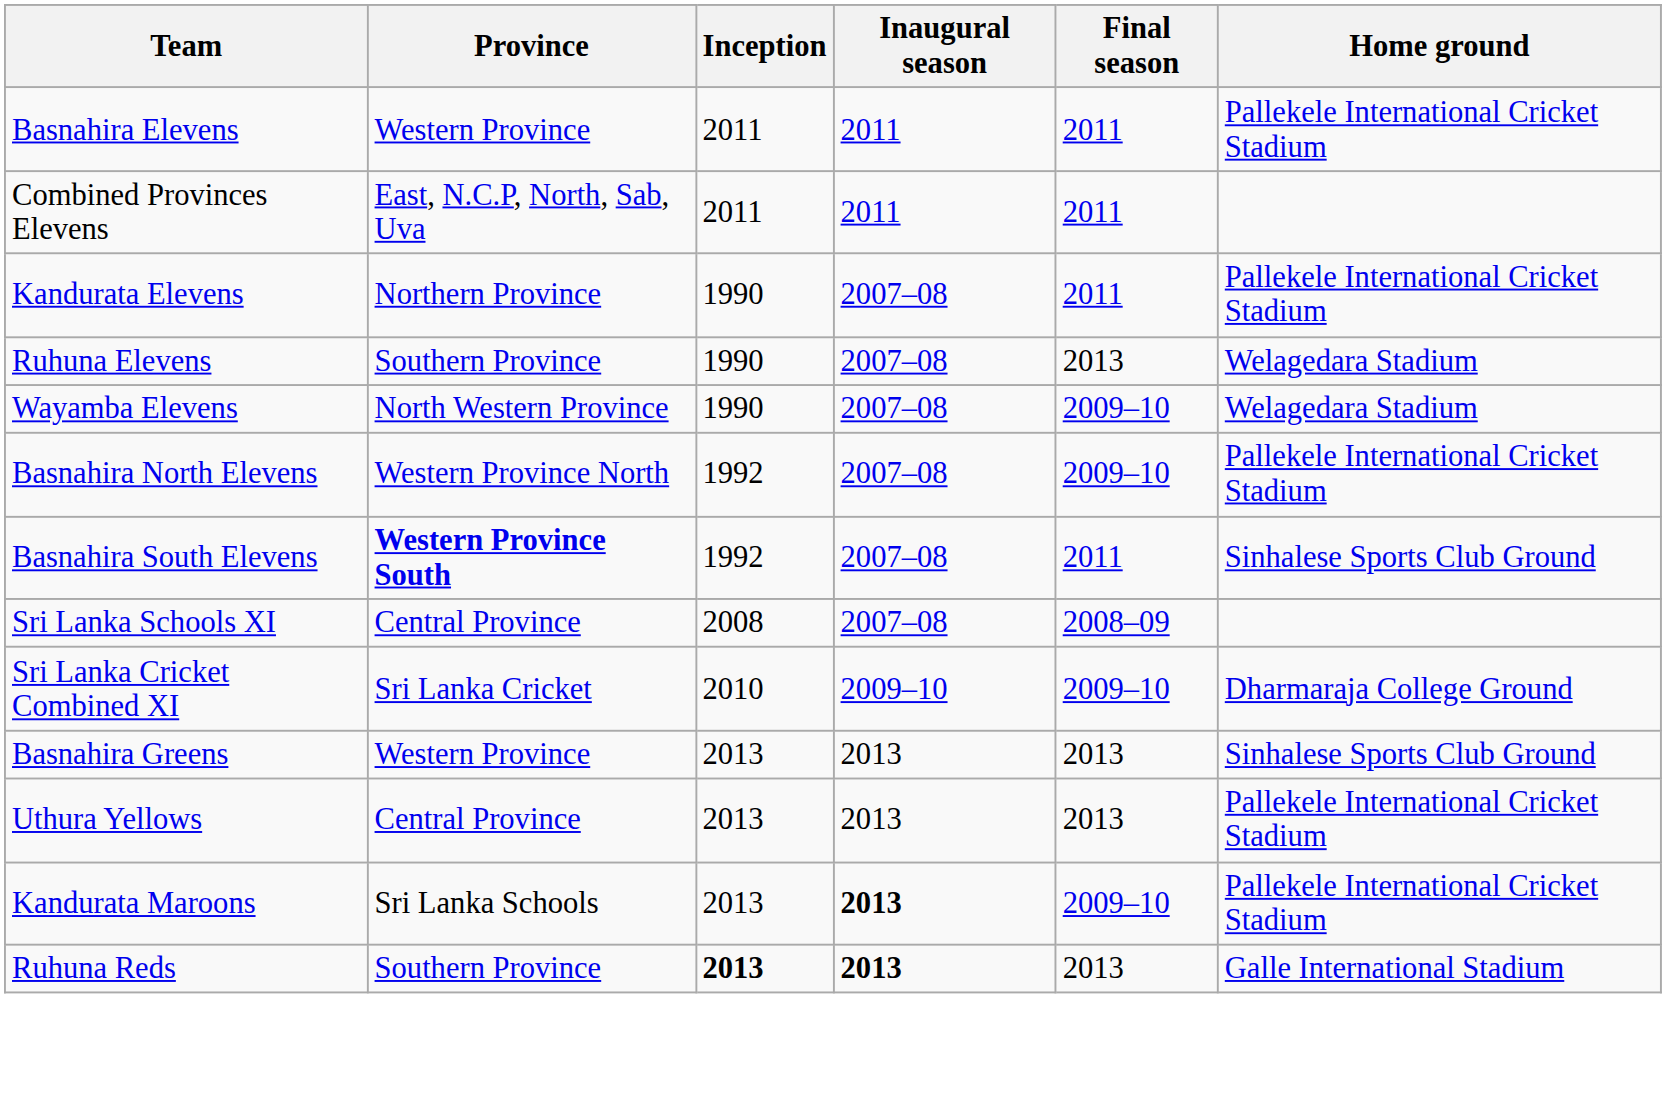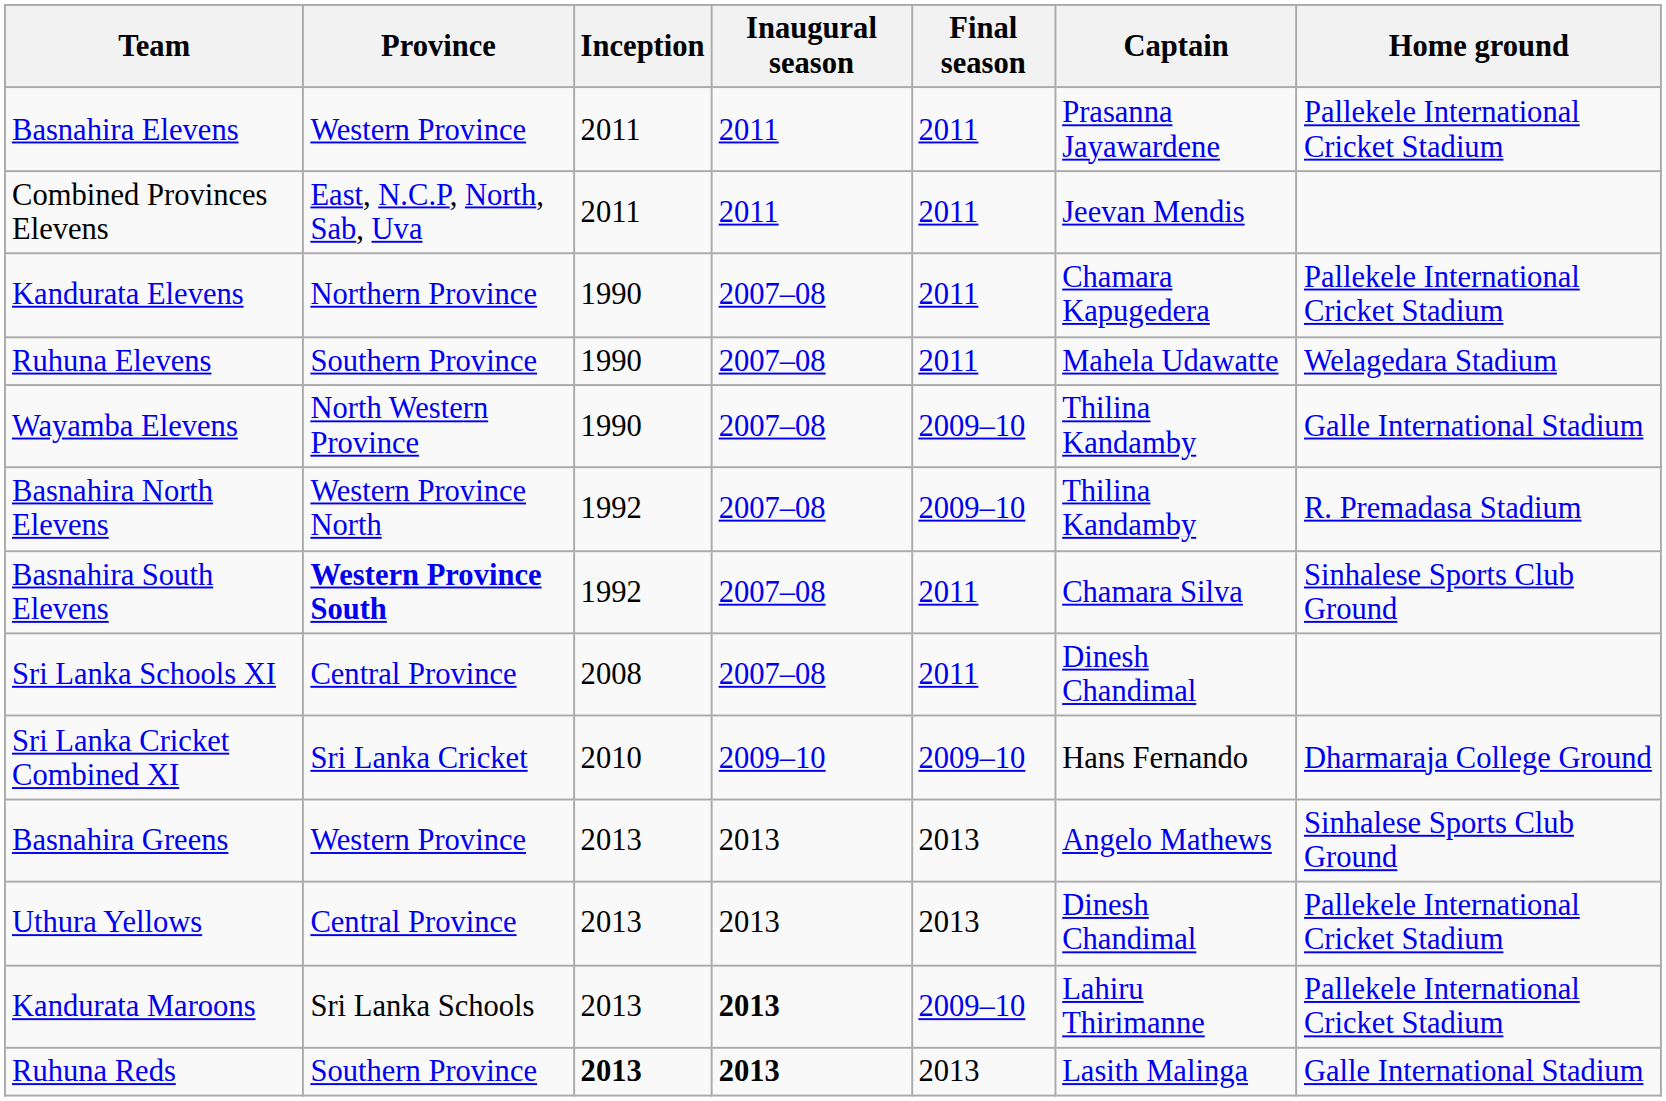+ column: (1176, 45)
(1093, 360) 2013 -> (948, 360) 2011
(1351, 408) Welagedara Stadium -> (1474, 425) Galle International Stadium
(1411, 474) Pallekele International Cricket Stadium -> (1443, 508) R. Premadasa Stadium
(1116, 622) 2008–09 -> (948, 674) 2011
